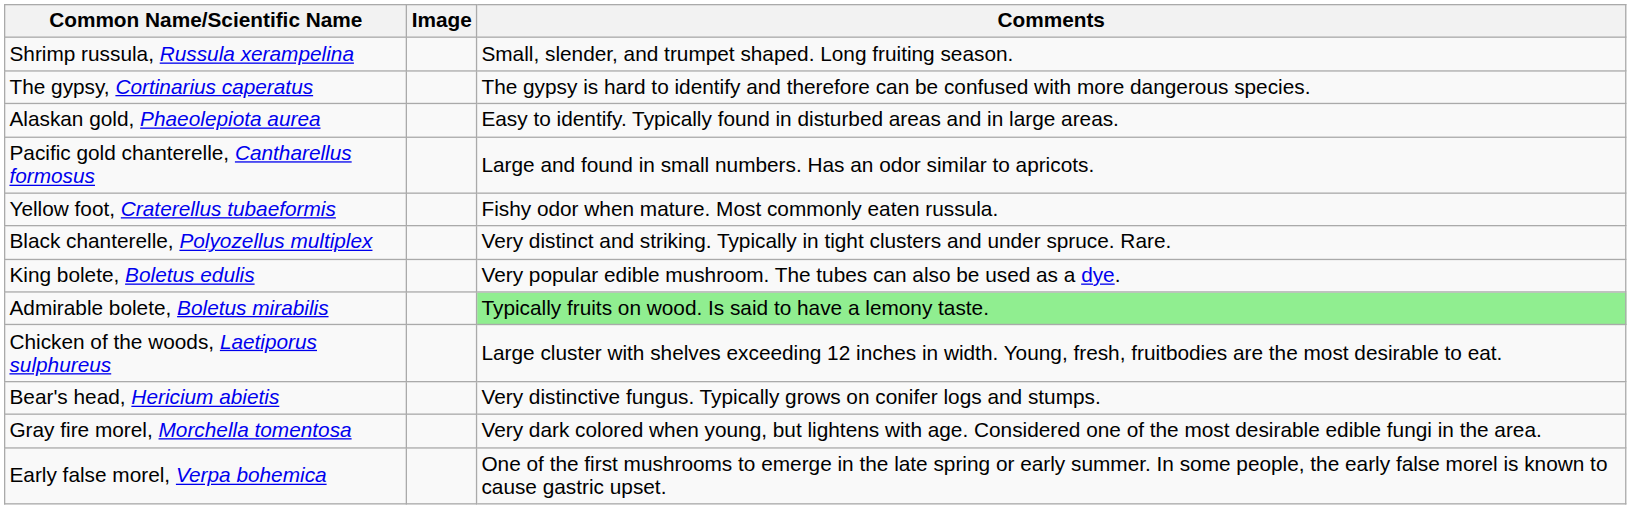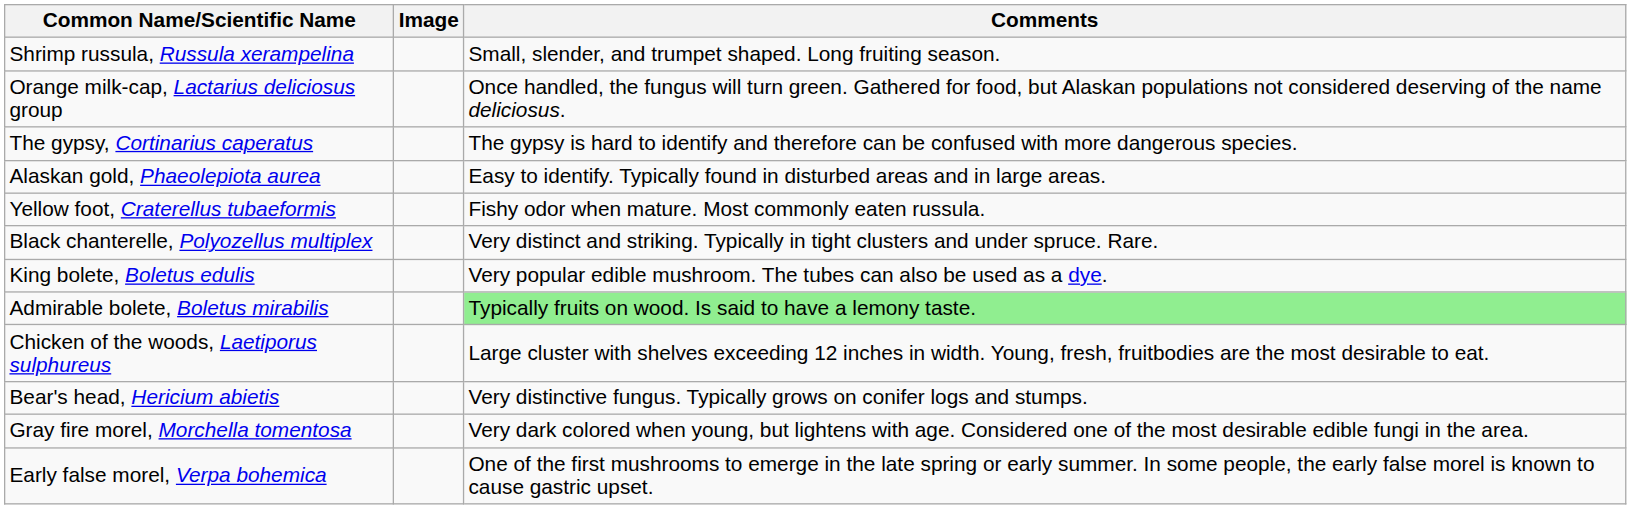+ row: (182, 98)
- row: (181, 164)
